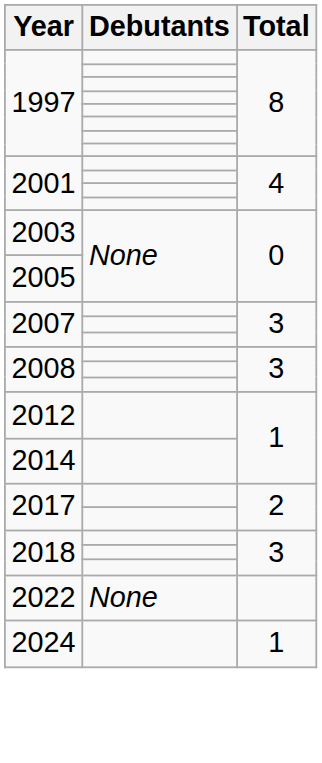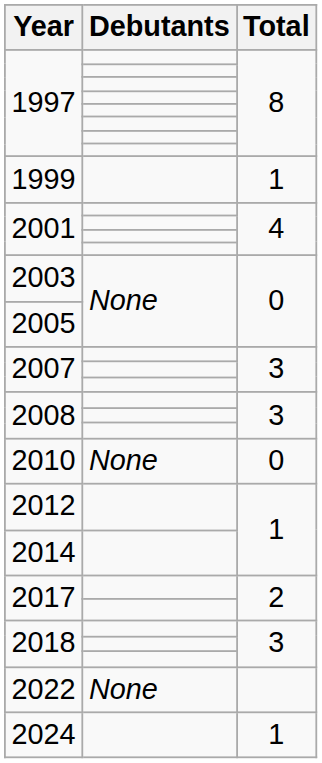+ row: (44, 179)
+ row: (44, 460)
